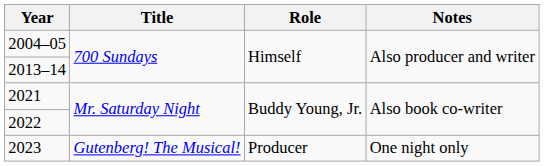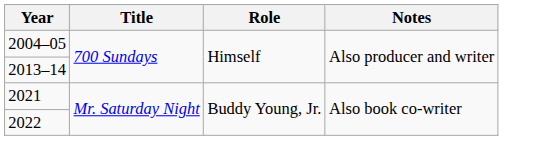- row: (25, 148)
